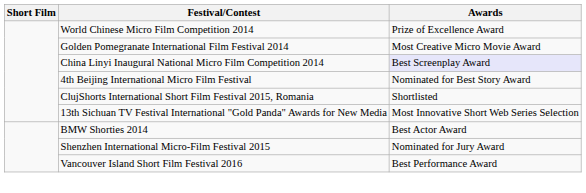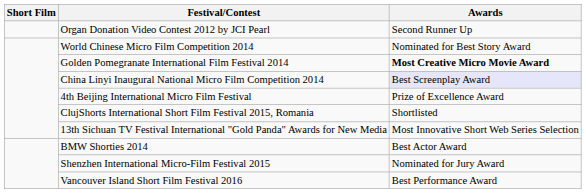+ row: (165, 29)
(448, 29) Prize of Excellence Award -> (461, 46) Nominated for Best Story Award
(466, 46) normal -> (470, 63) bold
(461, 79) Nominated for Best Story Award -> (448, 96) Prize of Excellence Award
